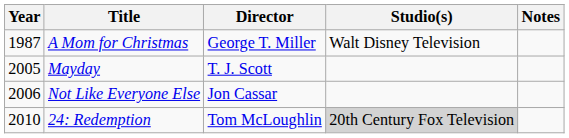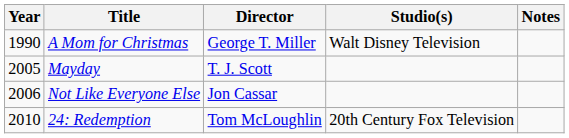(24, 42) 1987 -> (24, 42) 1990
(422, 119) lightgrey background -> (422, 119) no background
